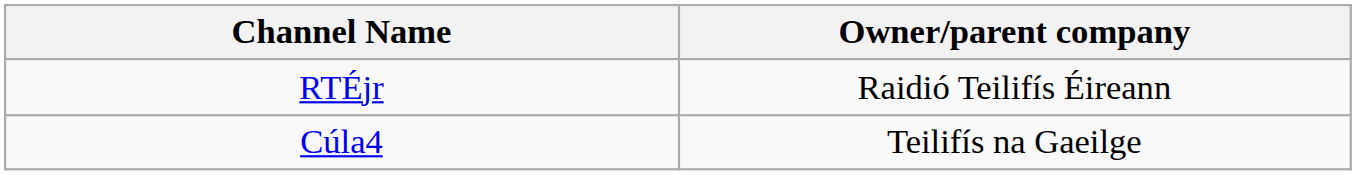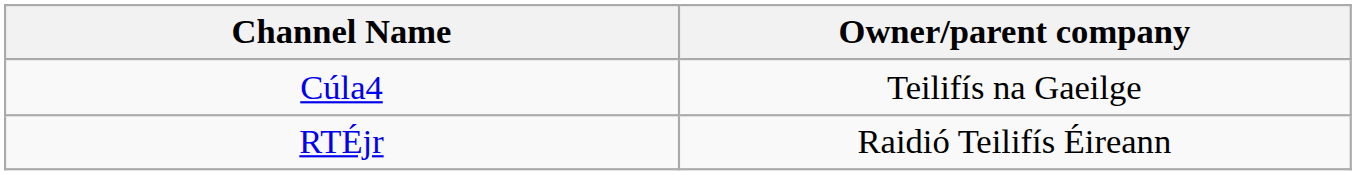rows swapped: (342, 86) <-> (342, 141)
